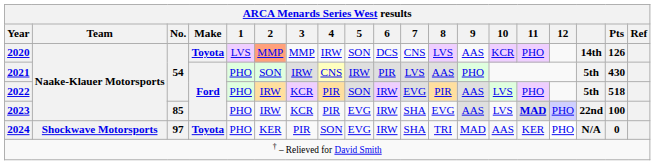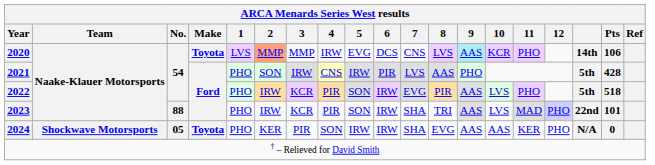(359, 52) SON -> (359, 52) EVG
(473, 52) no background -> (471, 52) paleturquoise background
(617, 52) 126 -> (612, 52) 106
(617, 72) 430 -> (612, 72) 428
(178, 110) 85 -> (178, 110) 88
(359, 110) EVG -> (359, 110) SON
(443, 110) EVG -> (443, 110) TRI
(533, 110) bold -> (529, 110) normal
(617, 110) 100 -> (612, 110) 101
(178, 130) 97 -> (178, 130) 05
(359, 130) EVG -> (359, 130) IRW
(443, 130) TRI -> (443, 130) EVG
(473, 130) MAD -> (471, 130) AAS
